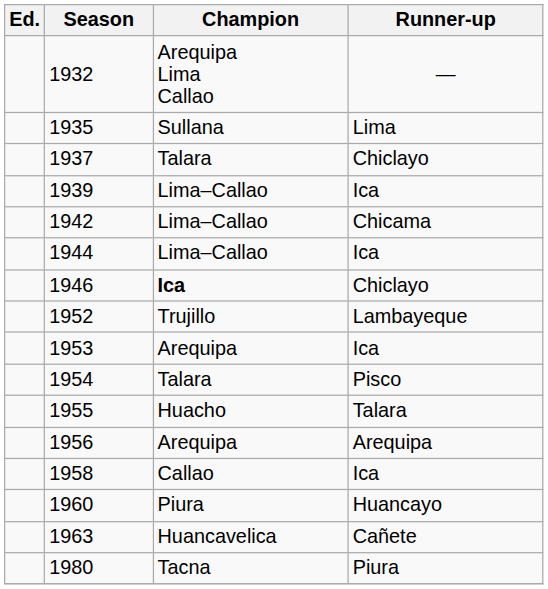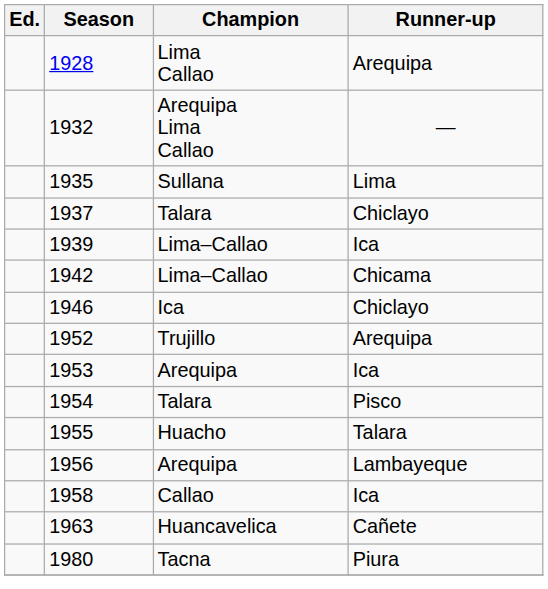+ row: (71, 62)
- row: (71, 253)
(171, 285) bold -> (171, 307) normal
(410, 316) Lambayeque -> (392, 338) Arequipa
(392, 442) Arequipa -> (410, 464) Lambayeque
- row: (71, 505)
